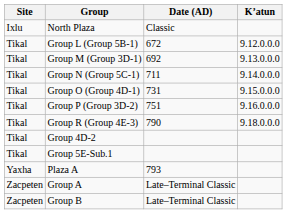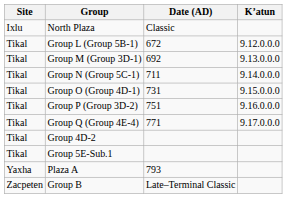+ row: (93, 122)
- row: (93, 122)
- row: (65, 185)
